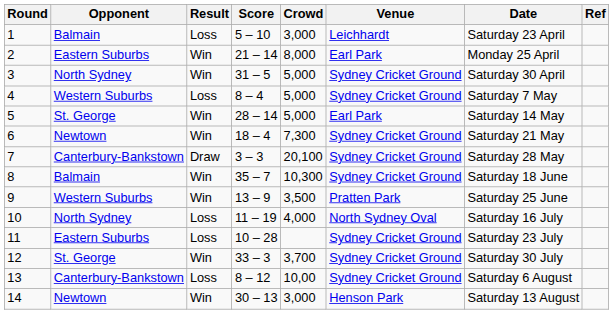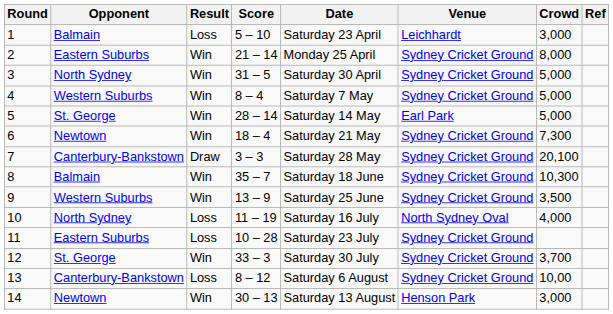columns swapped: (523, 14) <-> (303, 14)
(356, 55) Earl Park -> (467, 55) Sydney Cricket Ground
(203, 95) Loss -> (201, 95) Win
(365, 197) Pratten Park -> (467, 197) Sydney Cricket Ground
